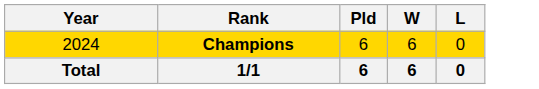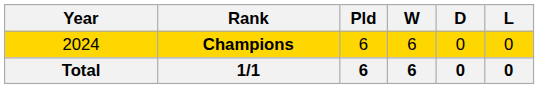+ column: (460, 18)
